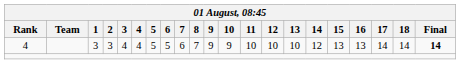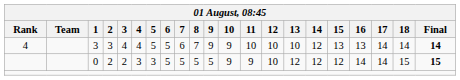+ row: (96, 62)
